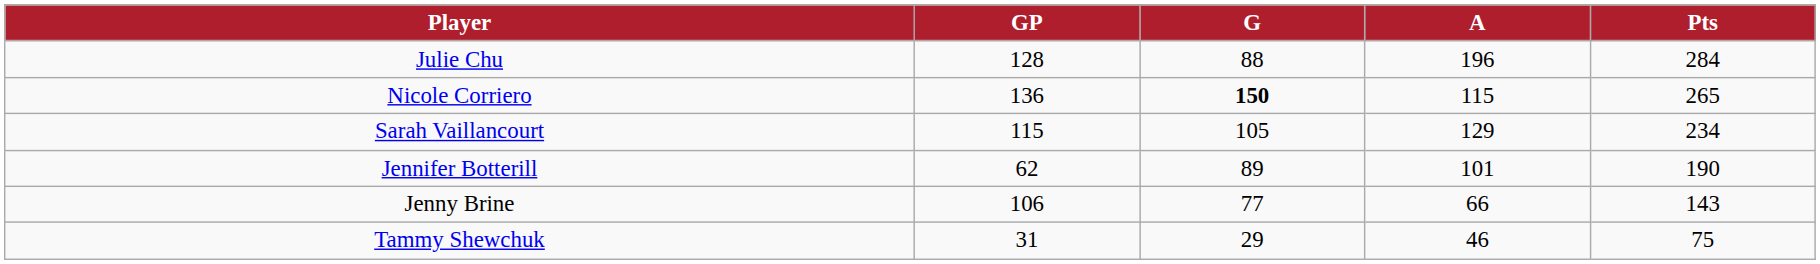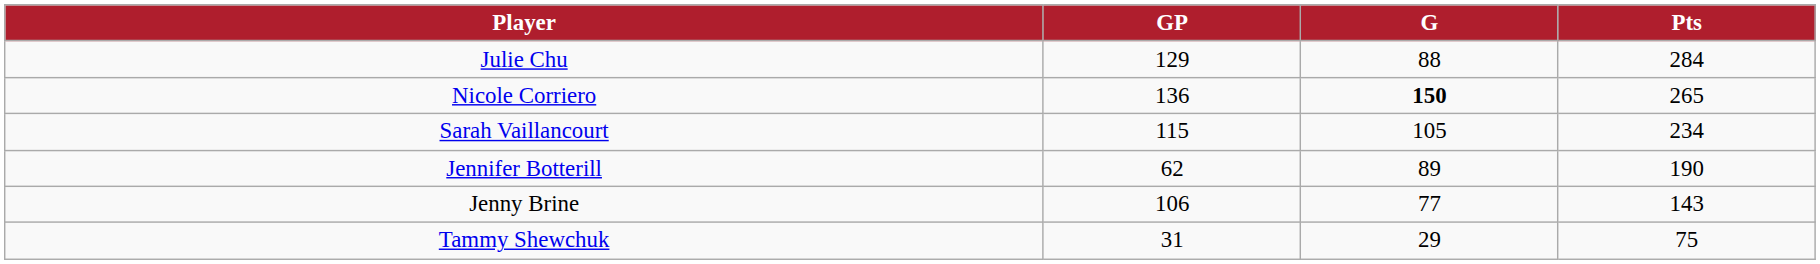- column: (1477, 22)
(1027, 58) 128 -> (1172, 58) 129
